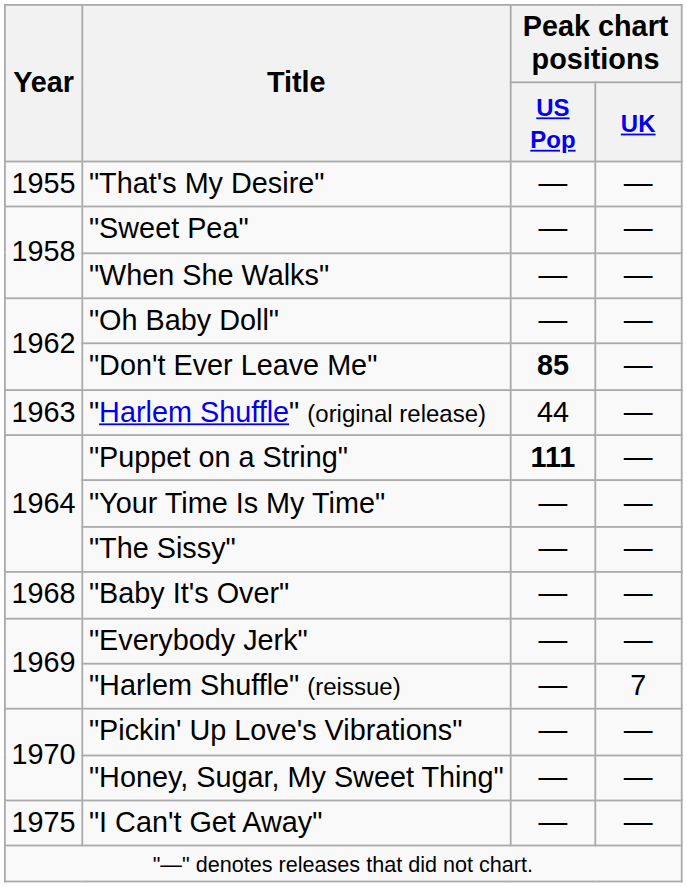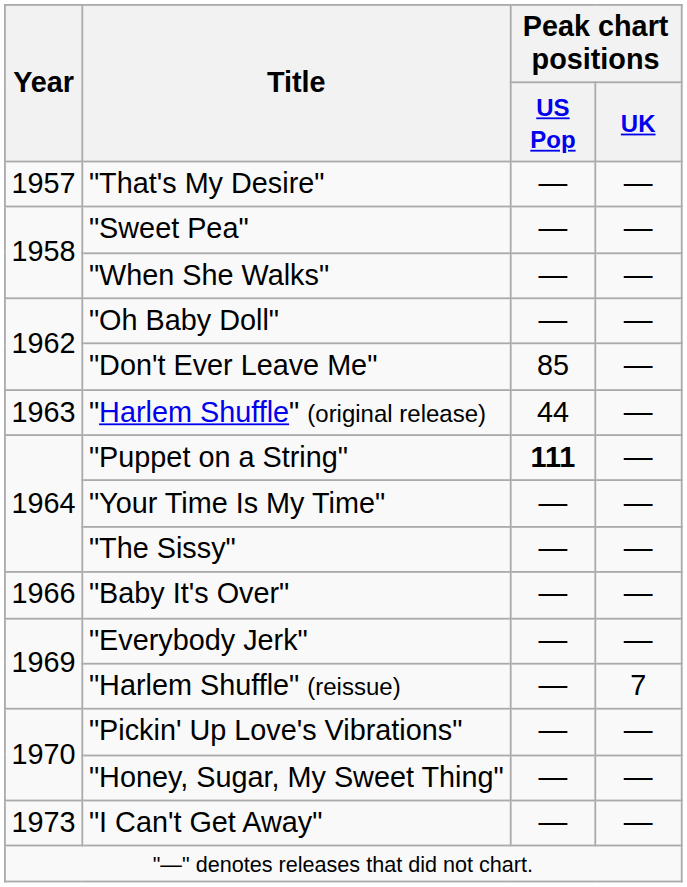(44, 183) 1955 -> (44, 183) 1957
(553, 366) bold -> (553, 366) normal
(44, 594) 1968 -> (44, 594) 1966
(44, 822) 1975 -> (44, 822) 1973
